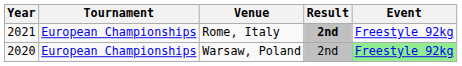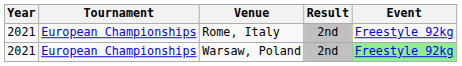(328, 33) bold -> (328, 33) normal
(21, 52) 2020 -> (21, 52) 2021
